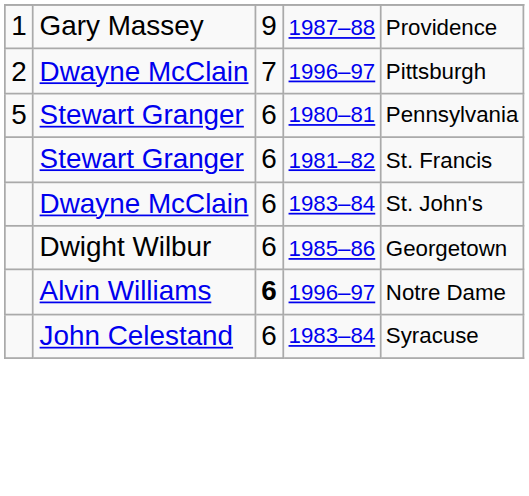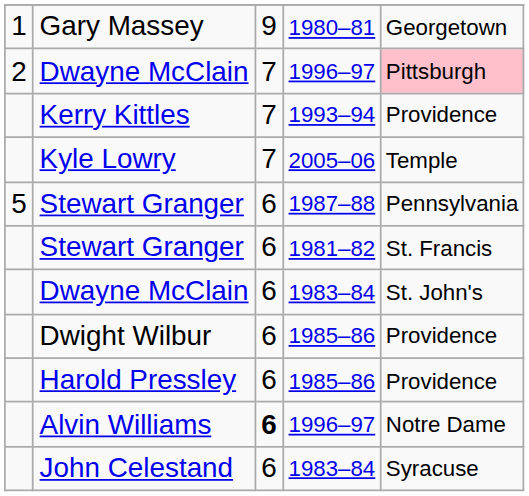(332, 27) 1987–88 -> (332, 27) 1980–81
(442, 27) Providence -> (447, 27) Georgetown
(436, 71) no background -> (436, 71) pink background
+ row: (19, 115)
+ row: (19, 159)
(332, 115) 1980–81 -> (332, 204) 1987–88
(447, 248) Georgetown -> (442, 336) Providence
+ row: (19, 380)
